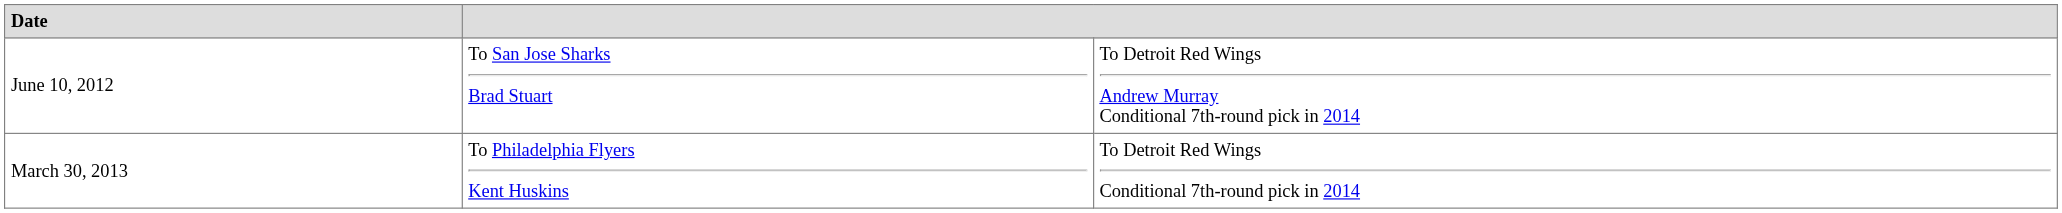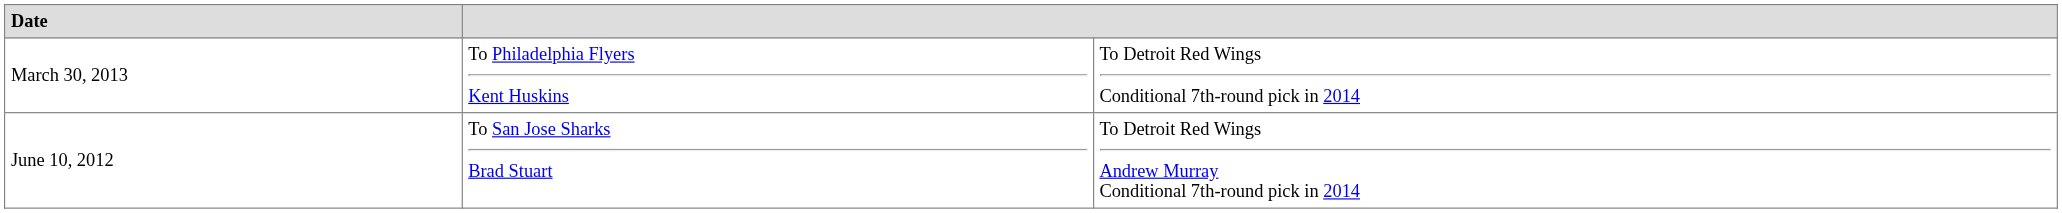rows swapped: (62, 85) <-> (69, 170)
